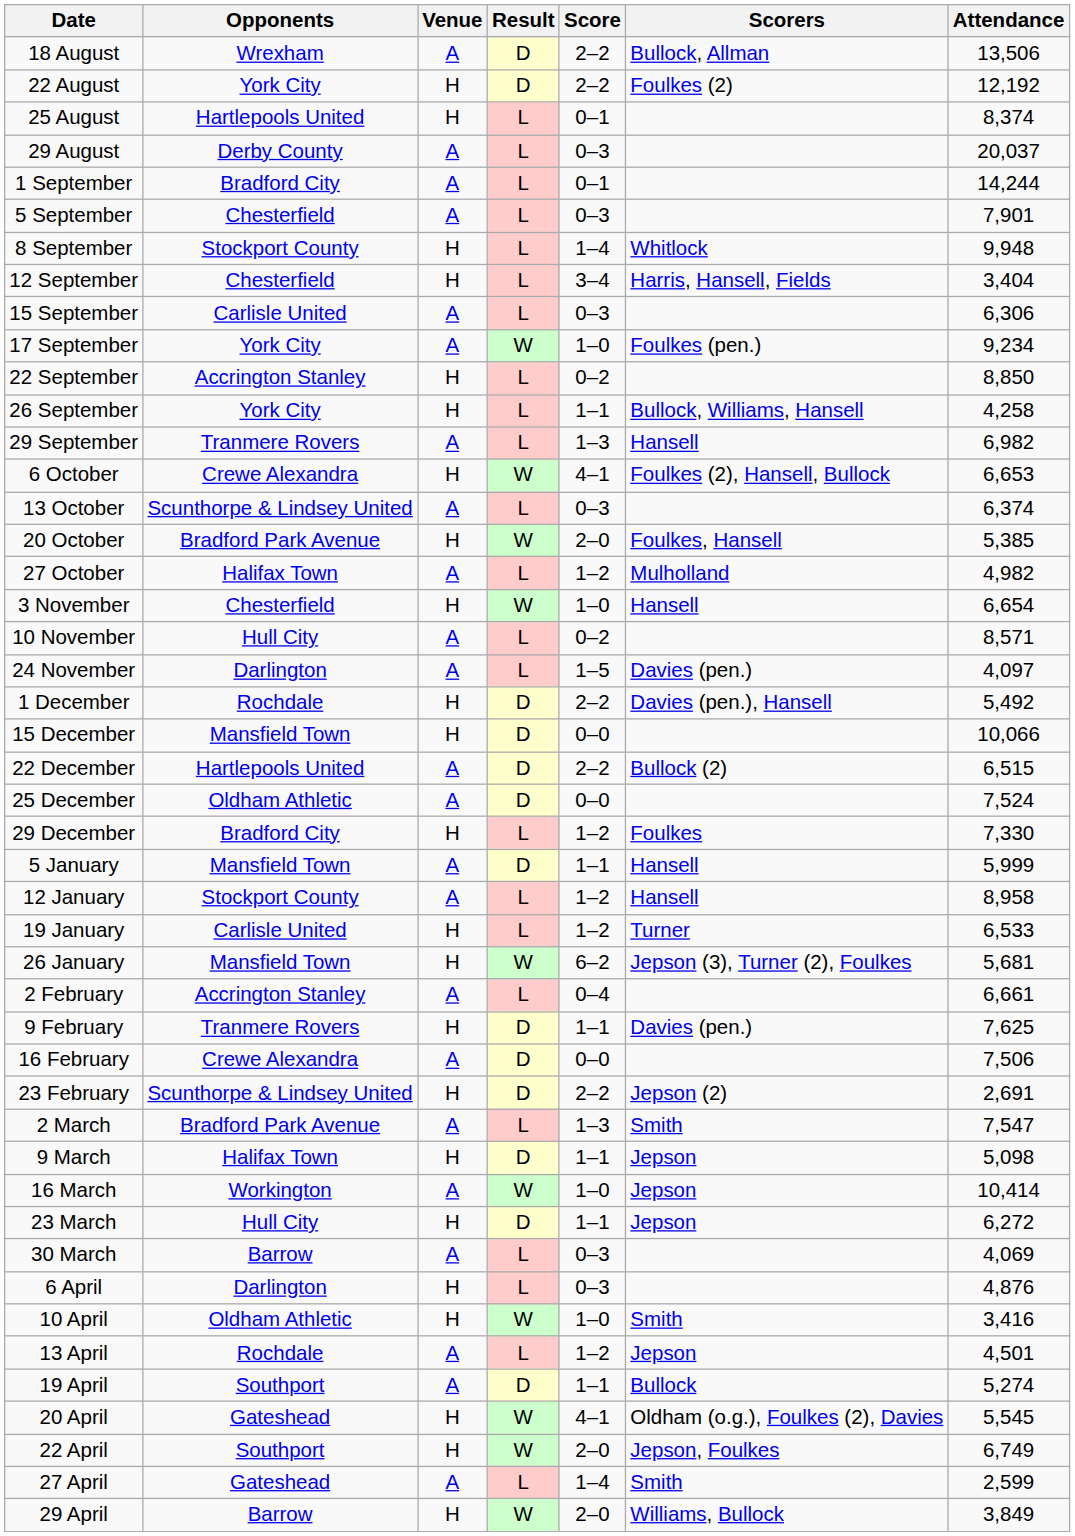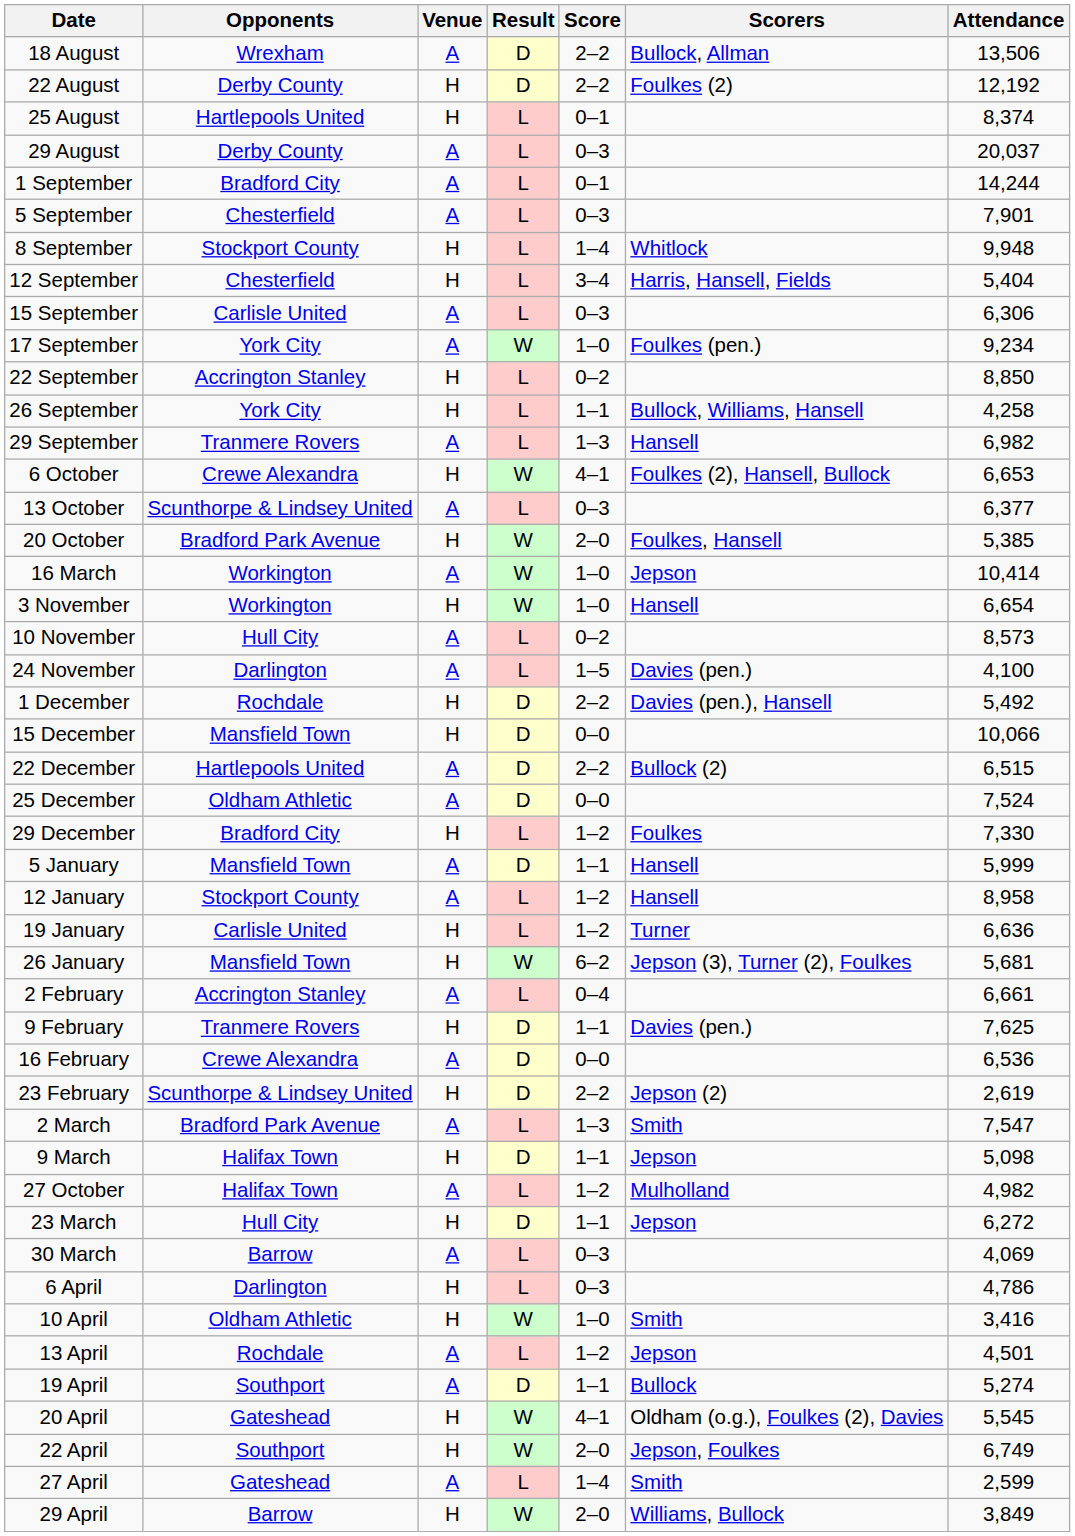(280, 85) York City -> (280, 85) Derby County
(1009, 280) 3,404 -> (1009, 280) 5,404
(1009, 507) 6,374 -> (1009, 507) 6,377
rows swapped: (74, 572) <-> (74, 1190)
(280, 605) Chesterfield -> (280, 605) Workington
(1009, 637) 8,571 -> (1009, 637) 8,573
(1009, 670) 4,097 -> (1009, 670) 4,100
(1009, 930) 6,533 -> (1009, 930) 6,636
(1009, 1060) 7,506 -> (1009, 1060) 6,536
(1009, 1092) 2,691 -> (1009, 1092) 2,619
(1009, 1287) 4,876 -> (1009, 1287) 4,786
